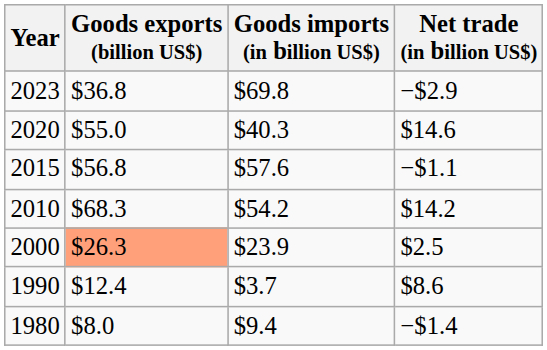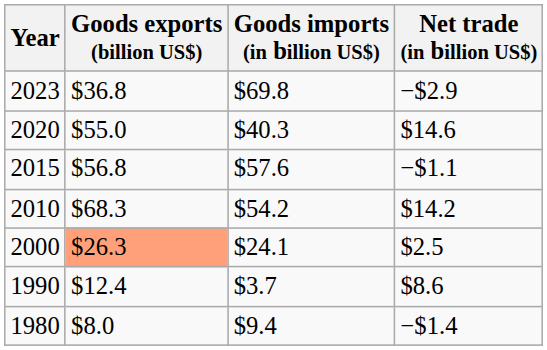(261, 247) $23.9 -> (261, 247) $24.1
